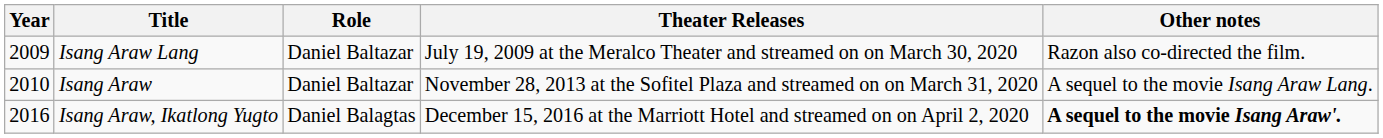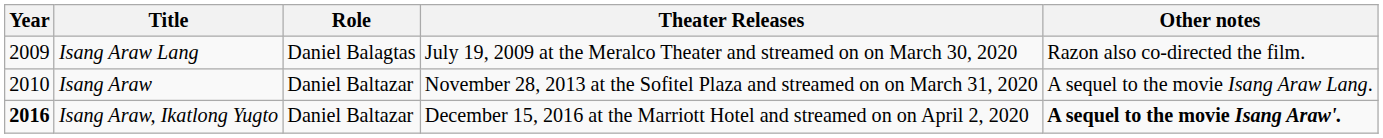(350, 52) Daniel Baltazar -> (351, 52) Daniel Balagtas
(29, 116) normal -> (29, 116) bold
(351, 116) Daniel Balagtas -> (350, 116) Daniel Baltazar
